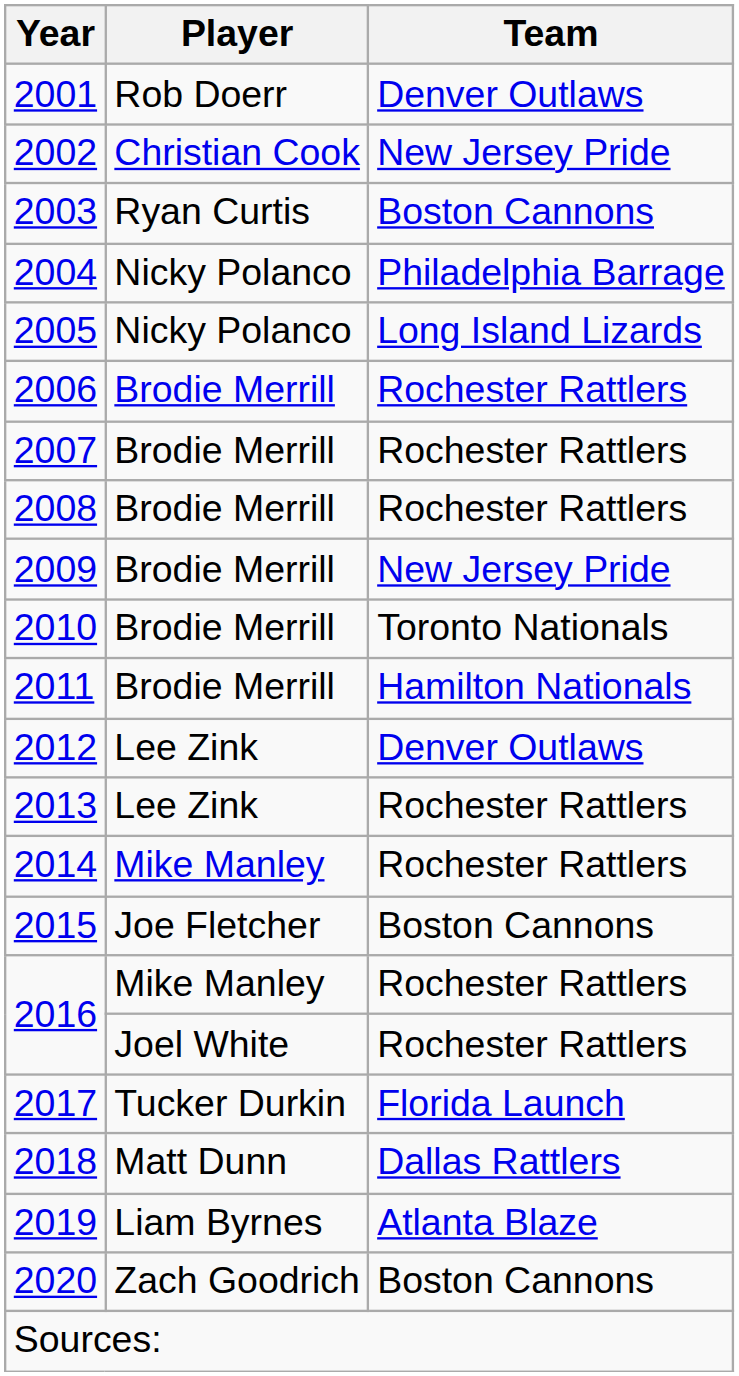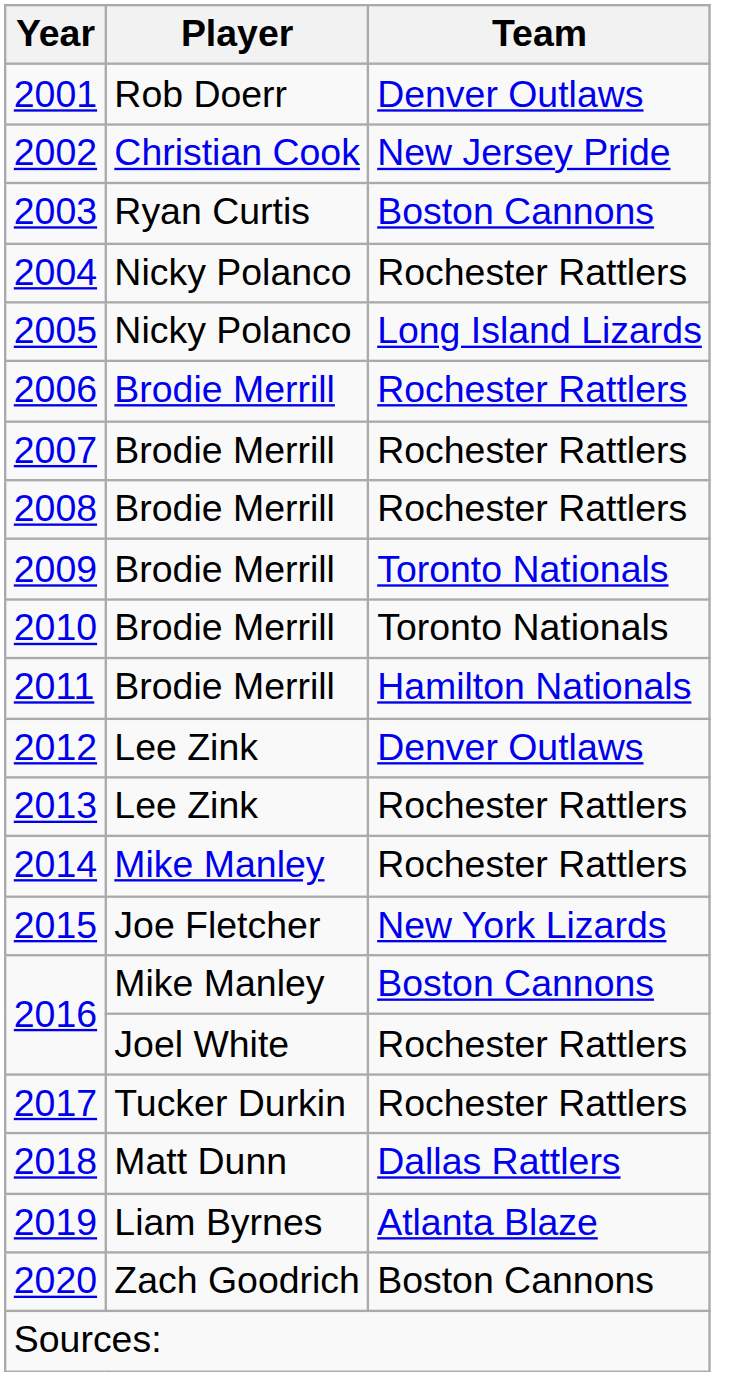(551, 271) Philadelphia Barrage -> (532, 271) Rochester Rattlers
(524, 568) New Jersey Pride -> (523, 568) Toronto Nationals
(516, 924) Boston Cannons -> (522, 924) New York Lizards
(532, 984) Rochester Rattlers -> (516, 984) Boston Cannons
(501, 1102) Florida Launch -> (532, 1102) Rochester Rattlers
